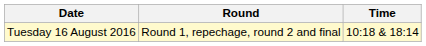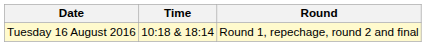columns swapped: (382, 13) <-> (241, 13)
